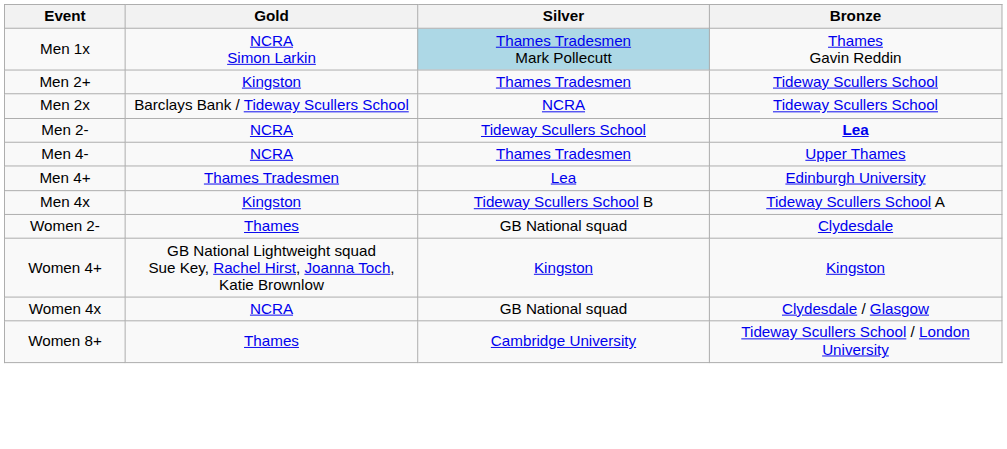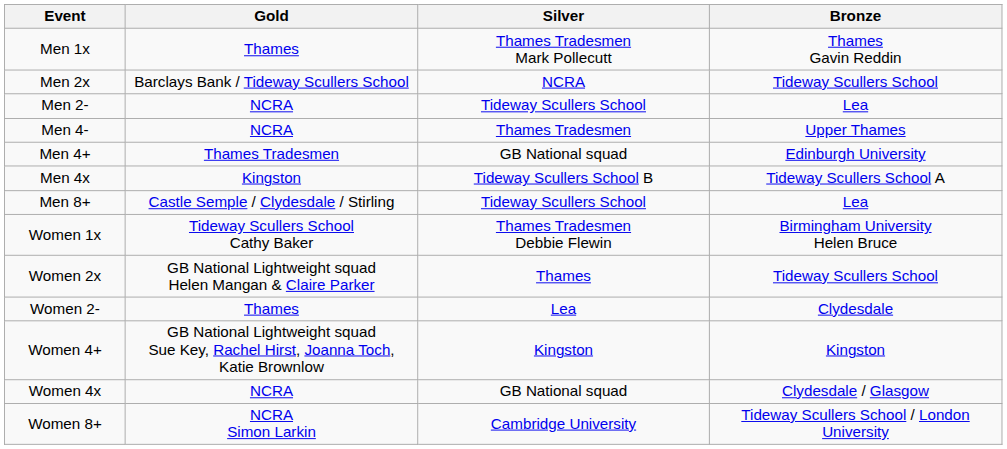(271, 49) NCRA Simon Larkin -> (271, 49) Thames
(563, 49) lightblue background -> (563, 49) no background
- row: (65, 81)
(855, 130) bold -> (855, 105) normal
(563, 178) Lea -> (563, 154) GB National squad
+ row: (65, 202)
+ row: (65, 235)
+ row: (65, 276)
(563, 226) GB National squad -> (563, 308) Lea
(271, 341) Thames -> (271, 423) NCRA Simon Larkin
